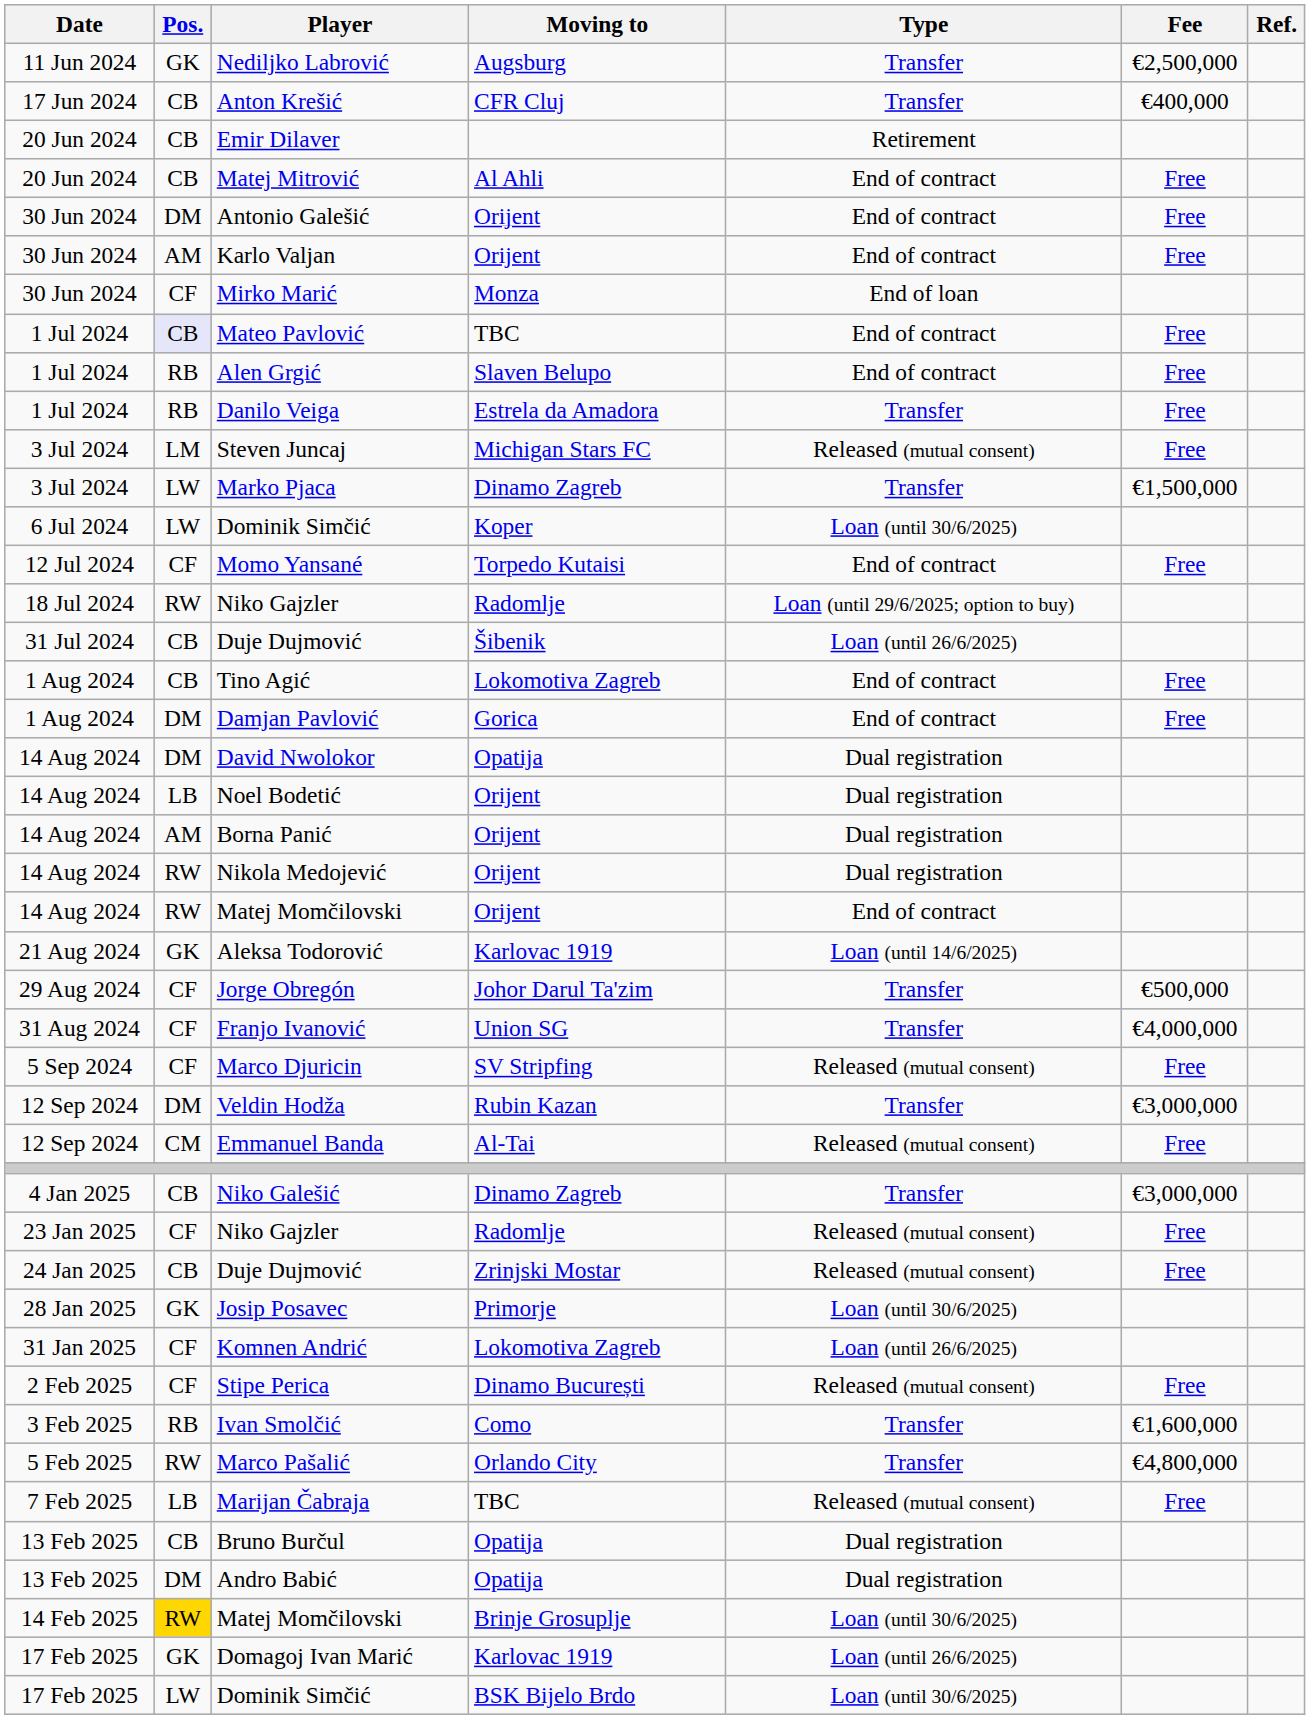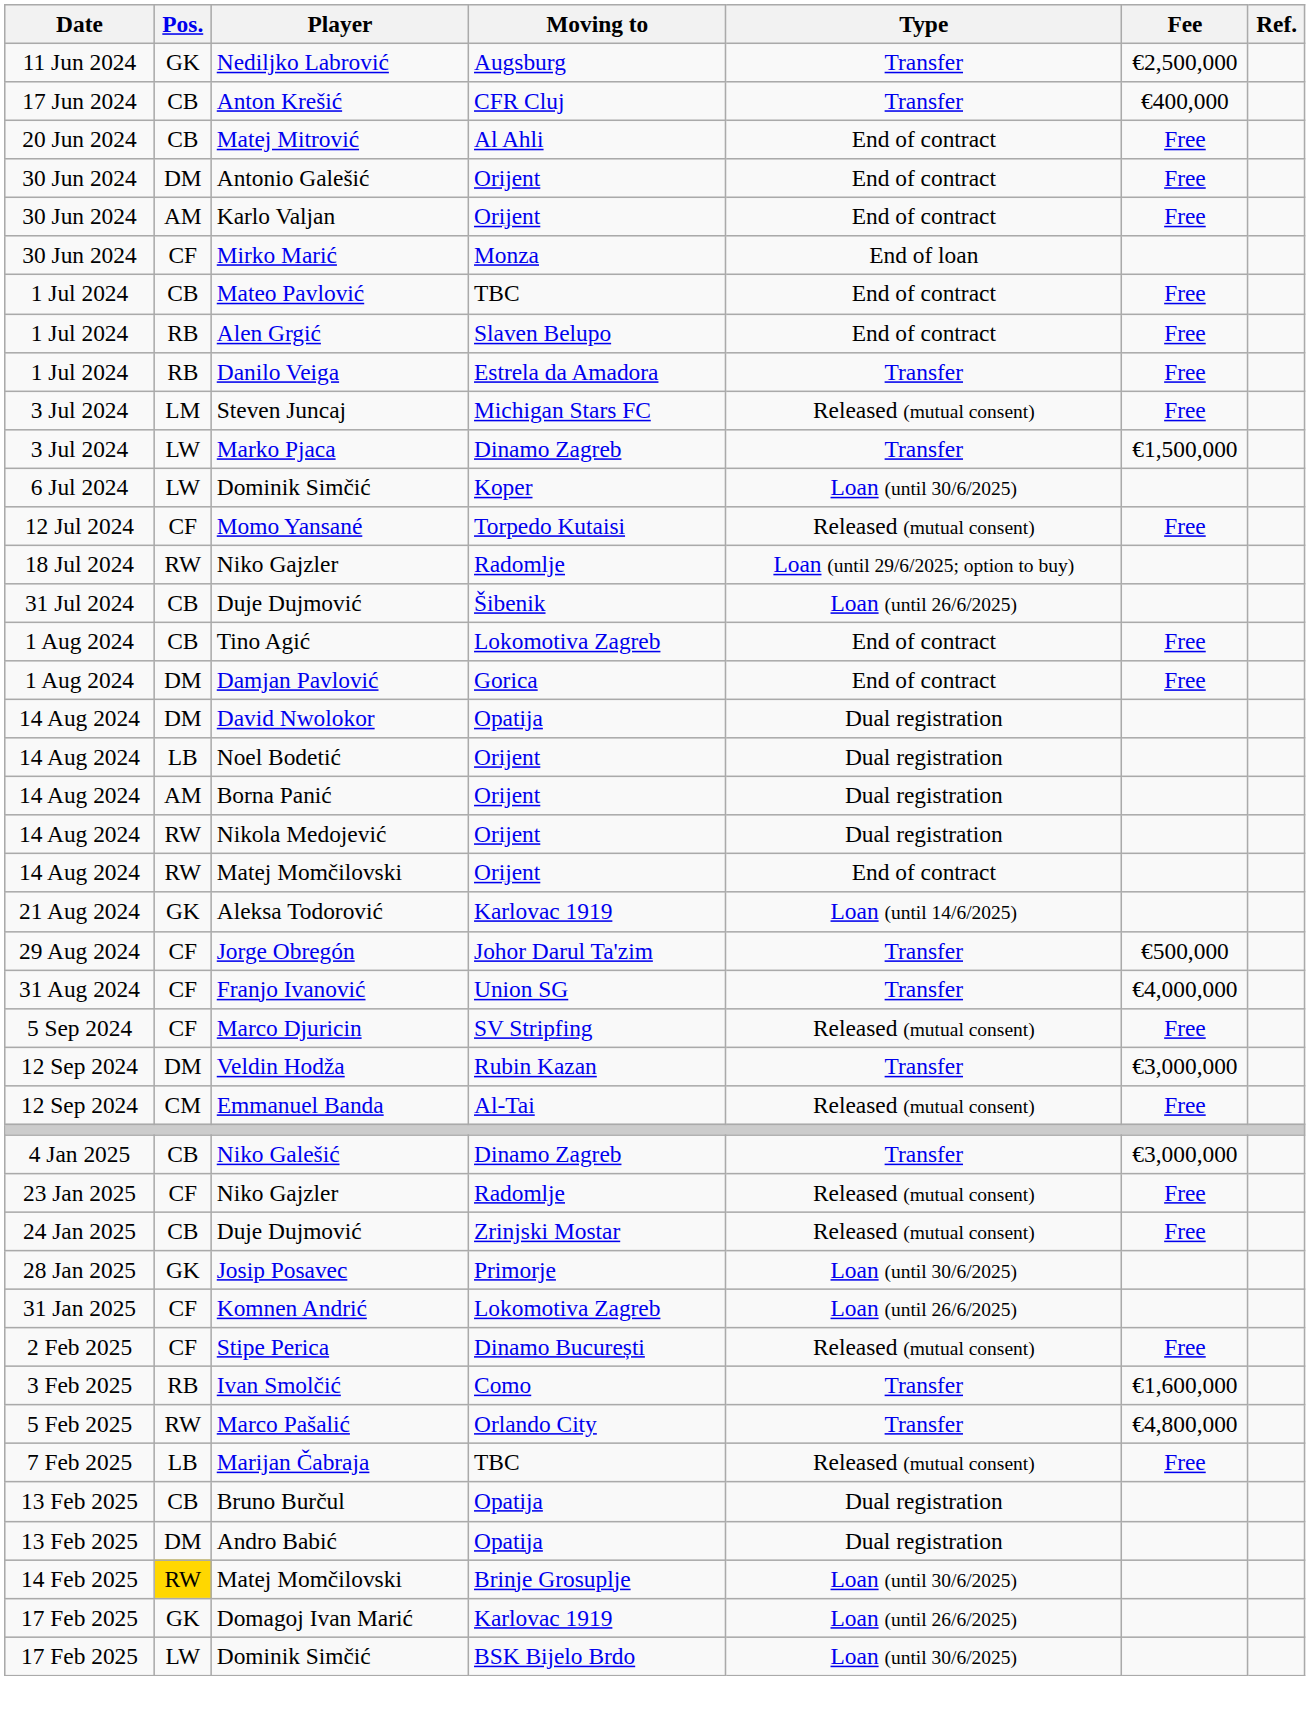- row: (79, 139)
(183, 332) lavender background -> (183, 294) no background
(924, 564) End of contract -> (924, 525) Released (mutual consent)
